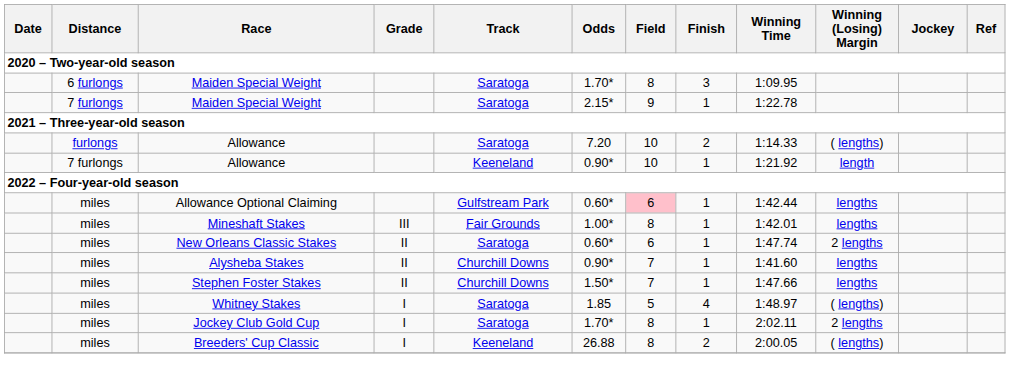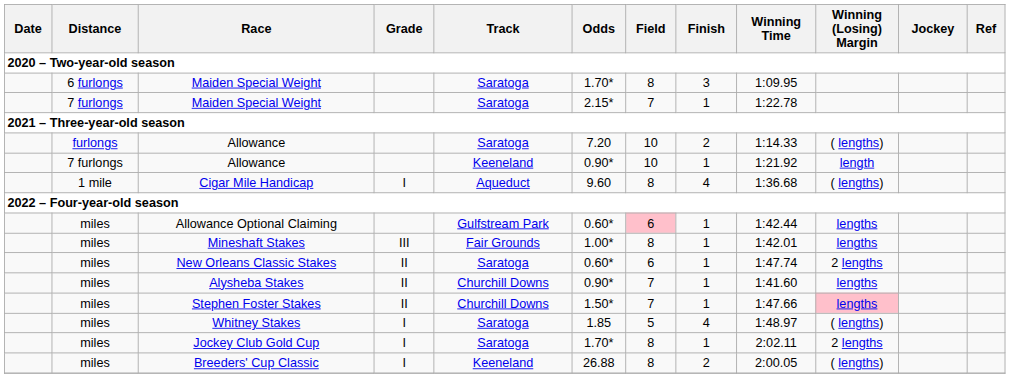(651, 103) 9 -> (651, 103) 7
+ row: (95, 183)
(857, 283) no background -> (857, 303) pink background
